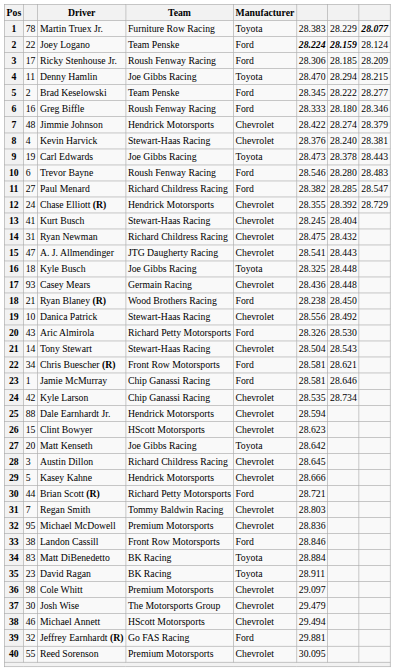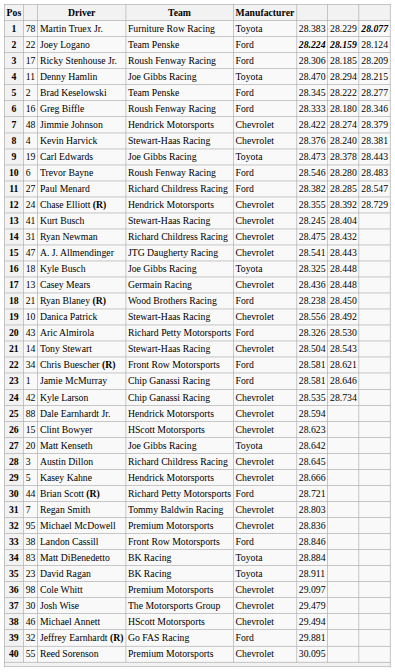(31, 285) 93 -> (31, 285) 13
